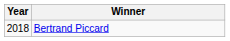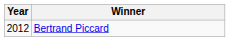(18, 28) 2018 -> (18, 28) 2012
